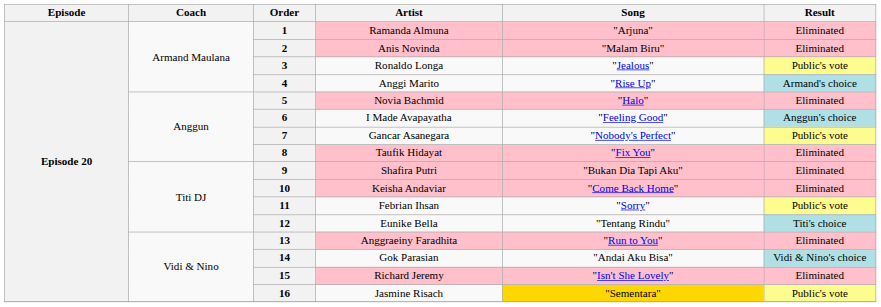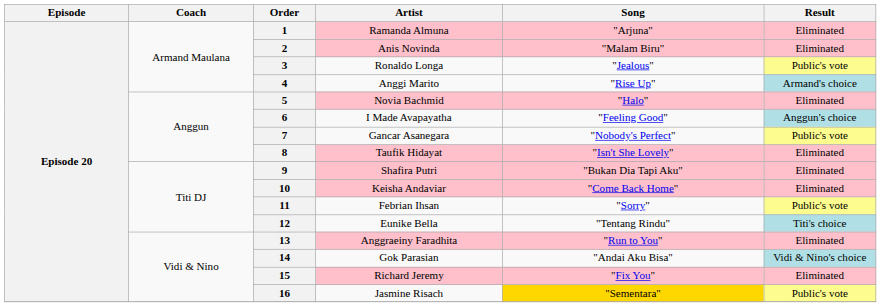(633, 153) "Fix You" -> (633, 153) "Isn't She Lovely"
(633, 275) "Isn't She Lovely" -> (633, 275) "Fix You"
